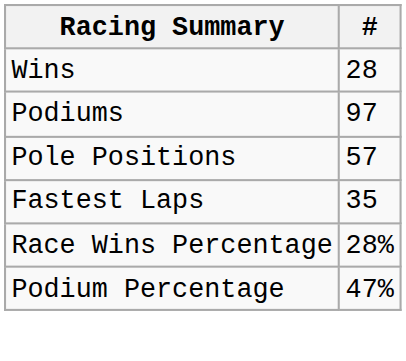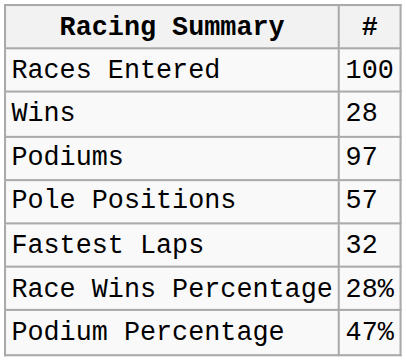+ row: (116, 70)
(362, 201) 35 -> (362, 245) 32
